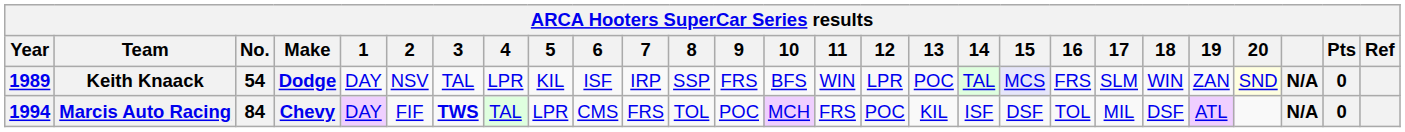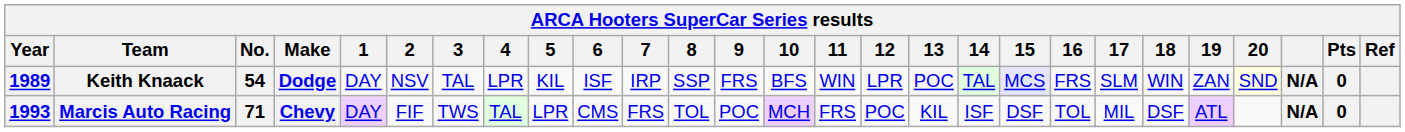(30, 111) 1994 -> (30, 111) 1993
(255, 111) 84 -> (255, 111) 71
(458, 111) bold -> (458, 111) normal
